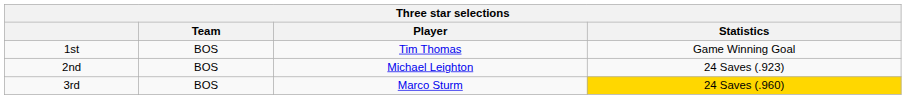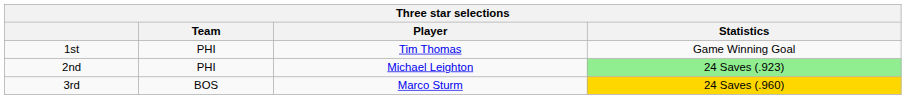(206, 49) BOS -> (206, 49) PHI
(206, 67) BOS -> (206, 67) PHI
(744, 67) no background -> (744, 67) lightgreen background
